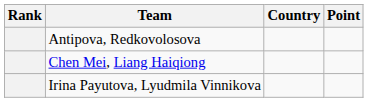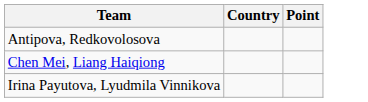- column: (25, 16)
